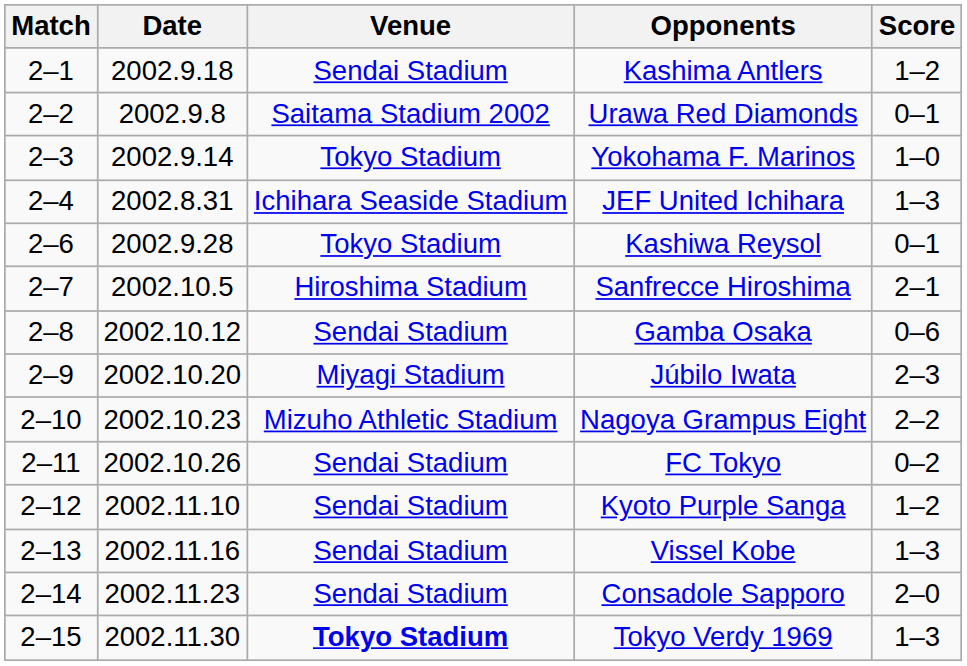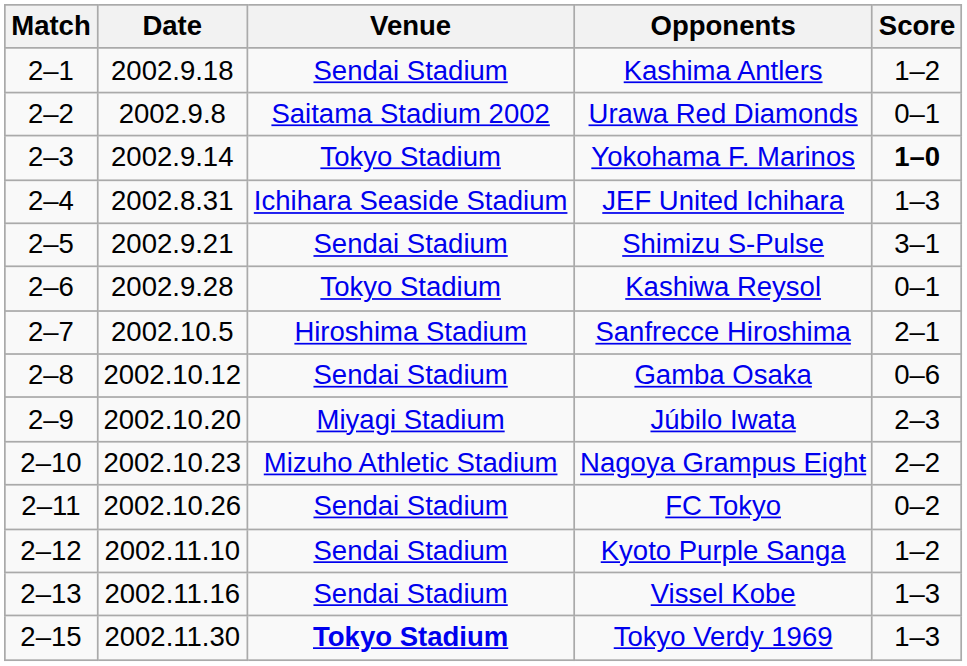(917, 157) normal -> (917, 157) bold
+ row: (723, 244)
- row: (723, 593)
